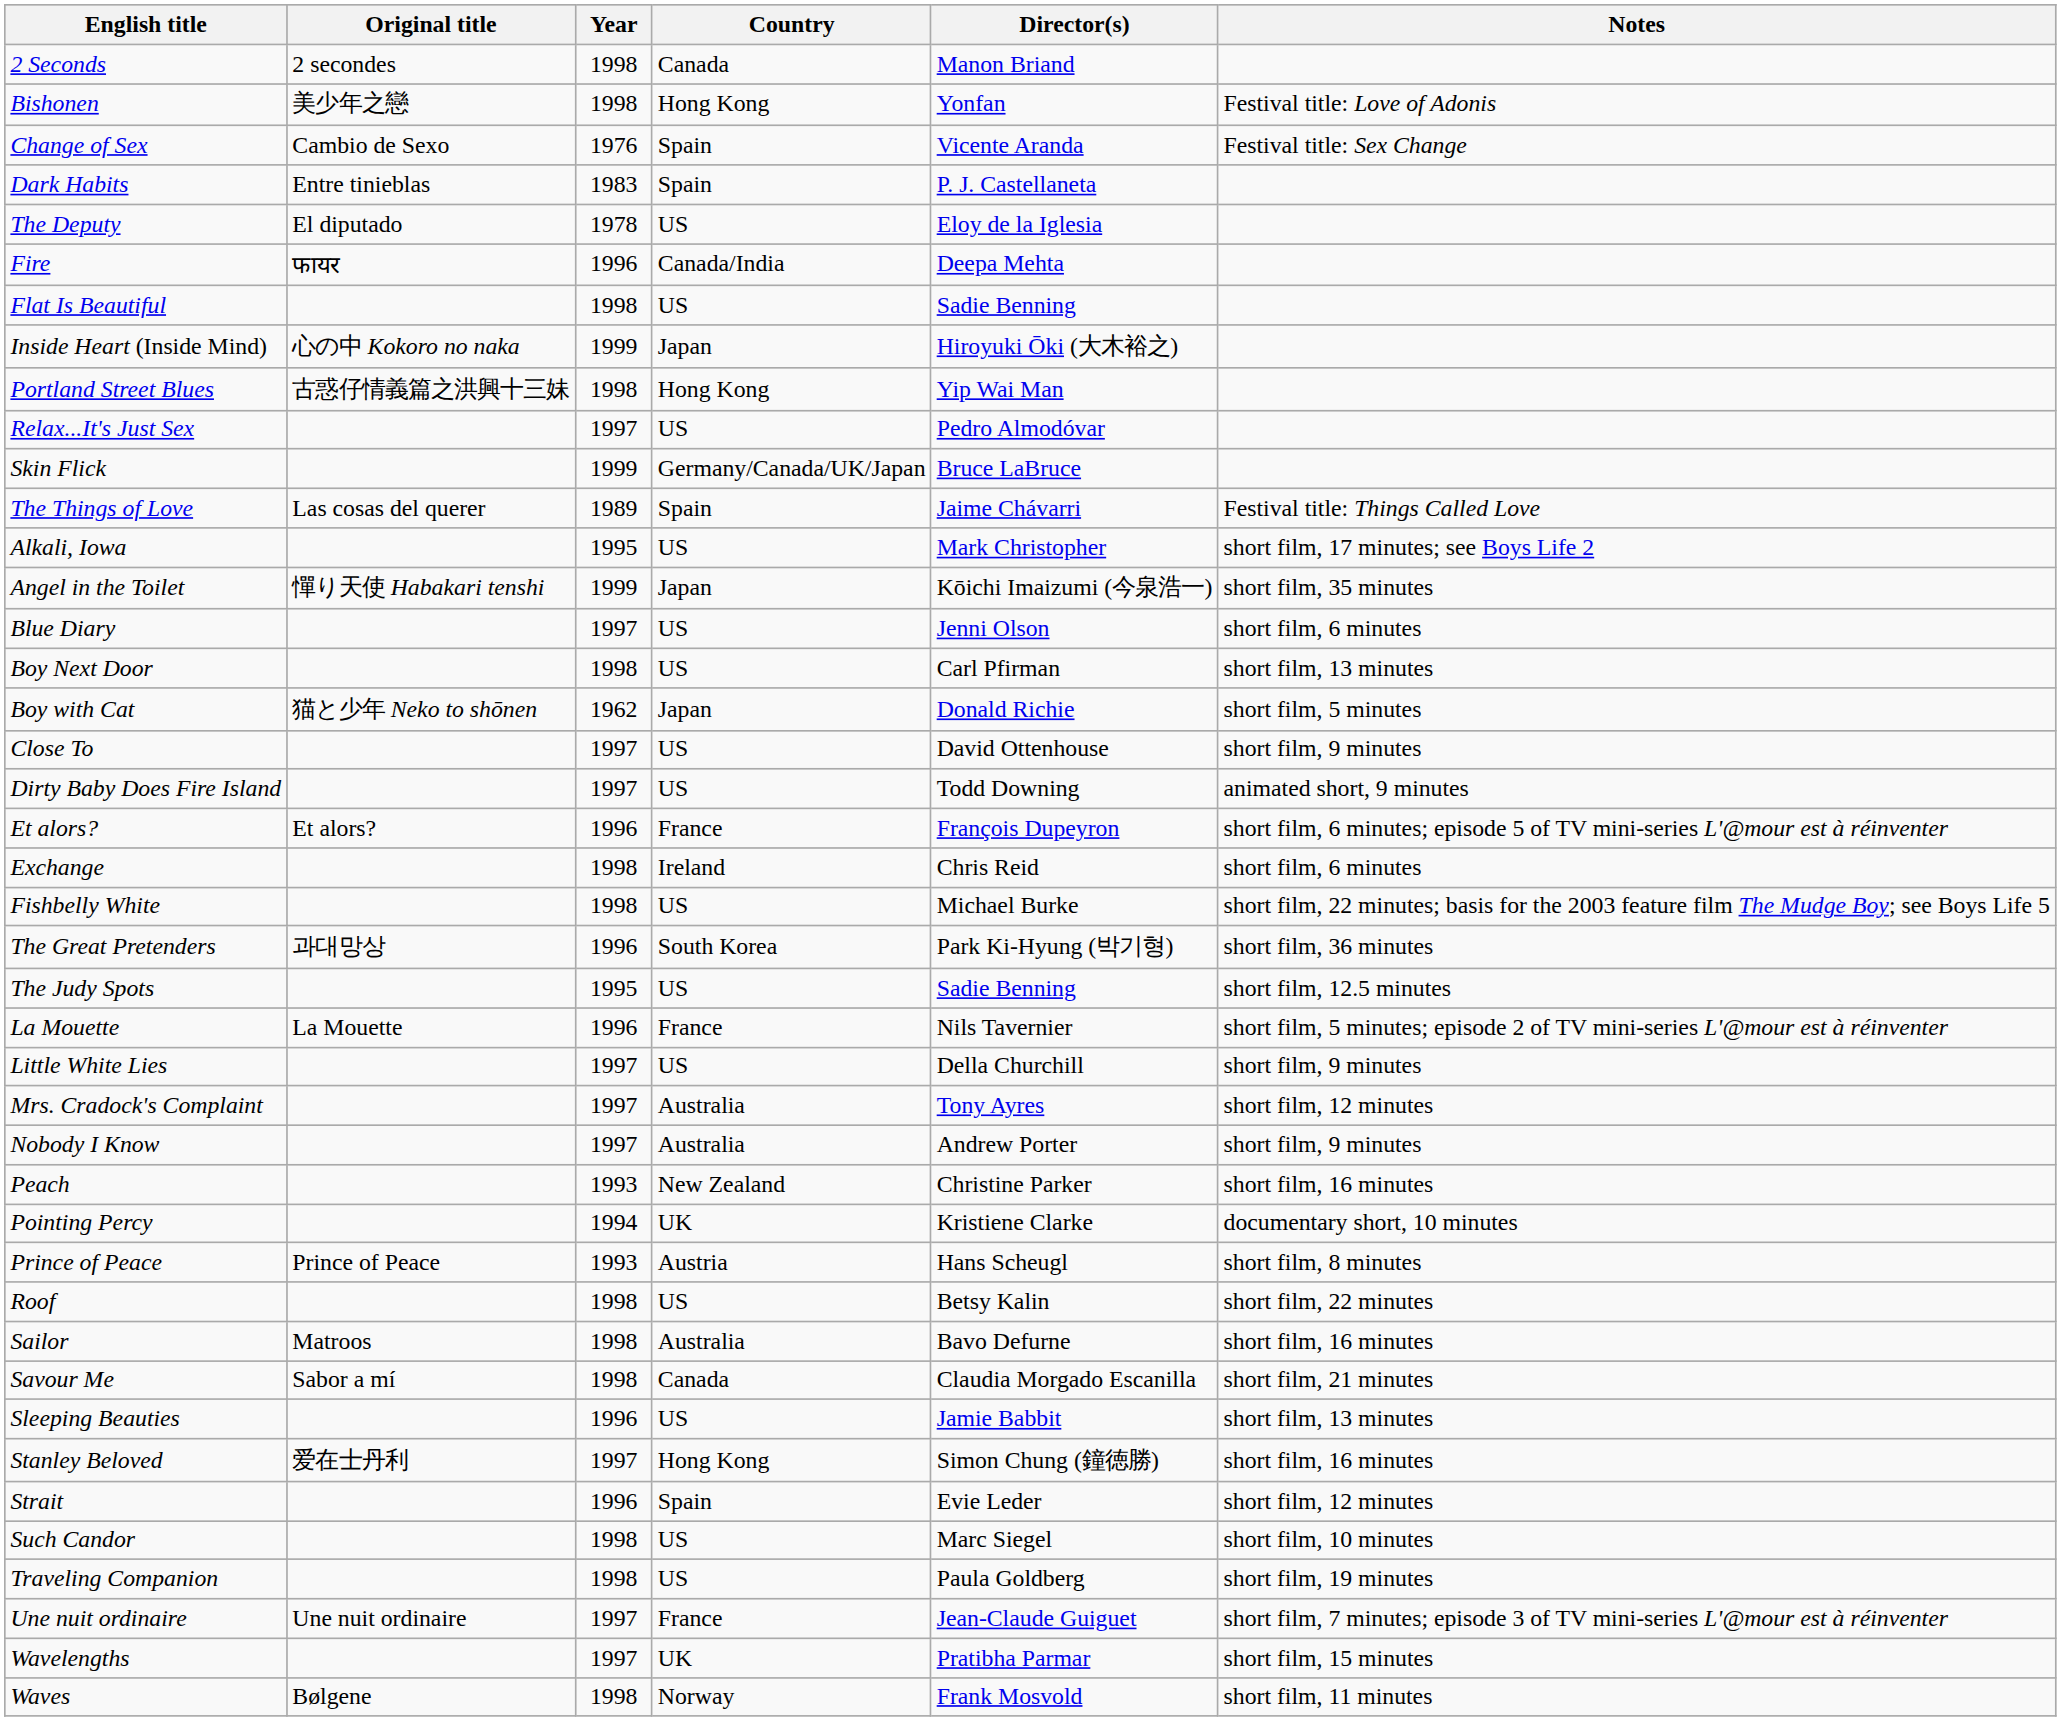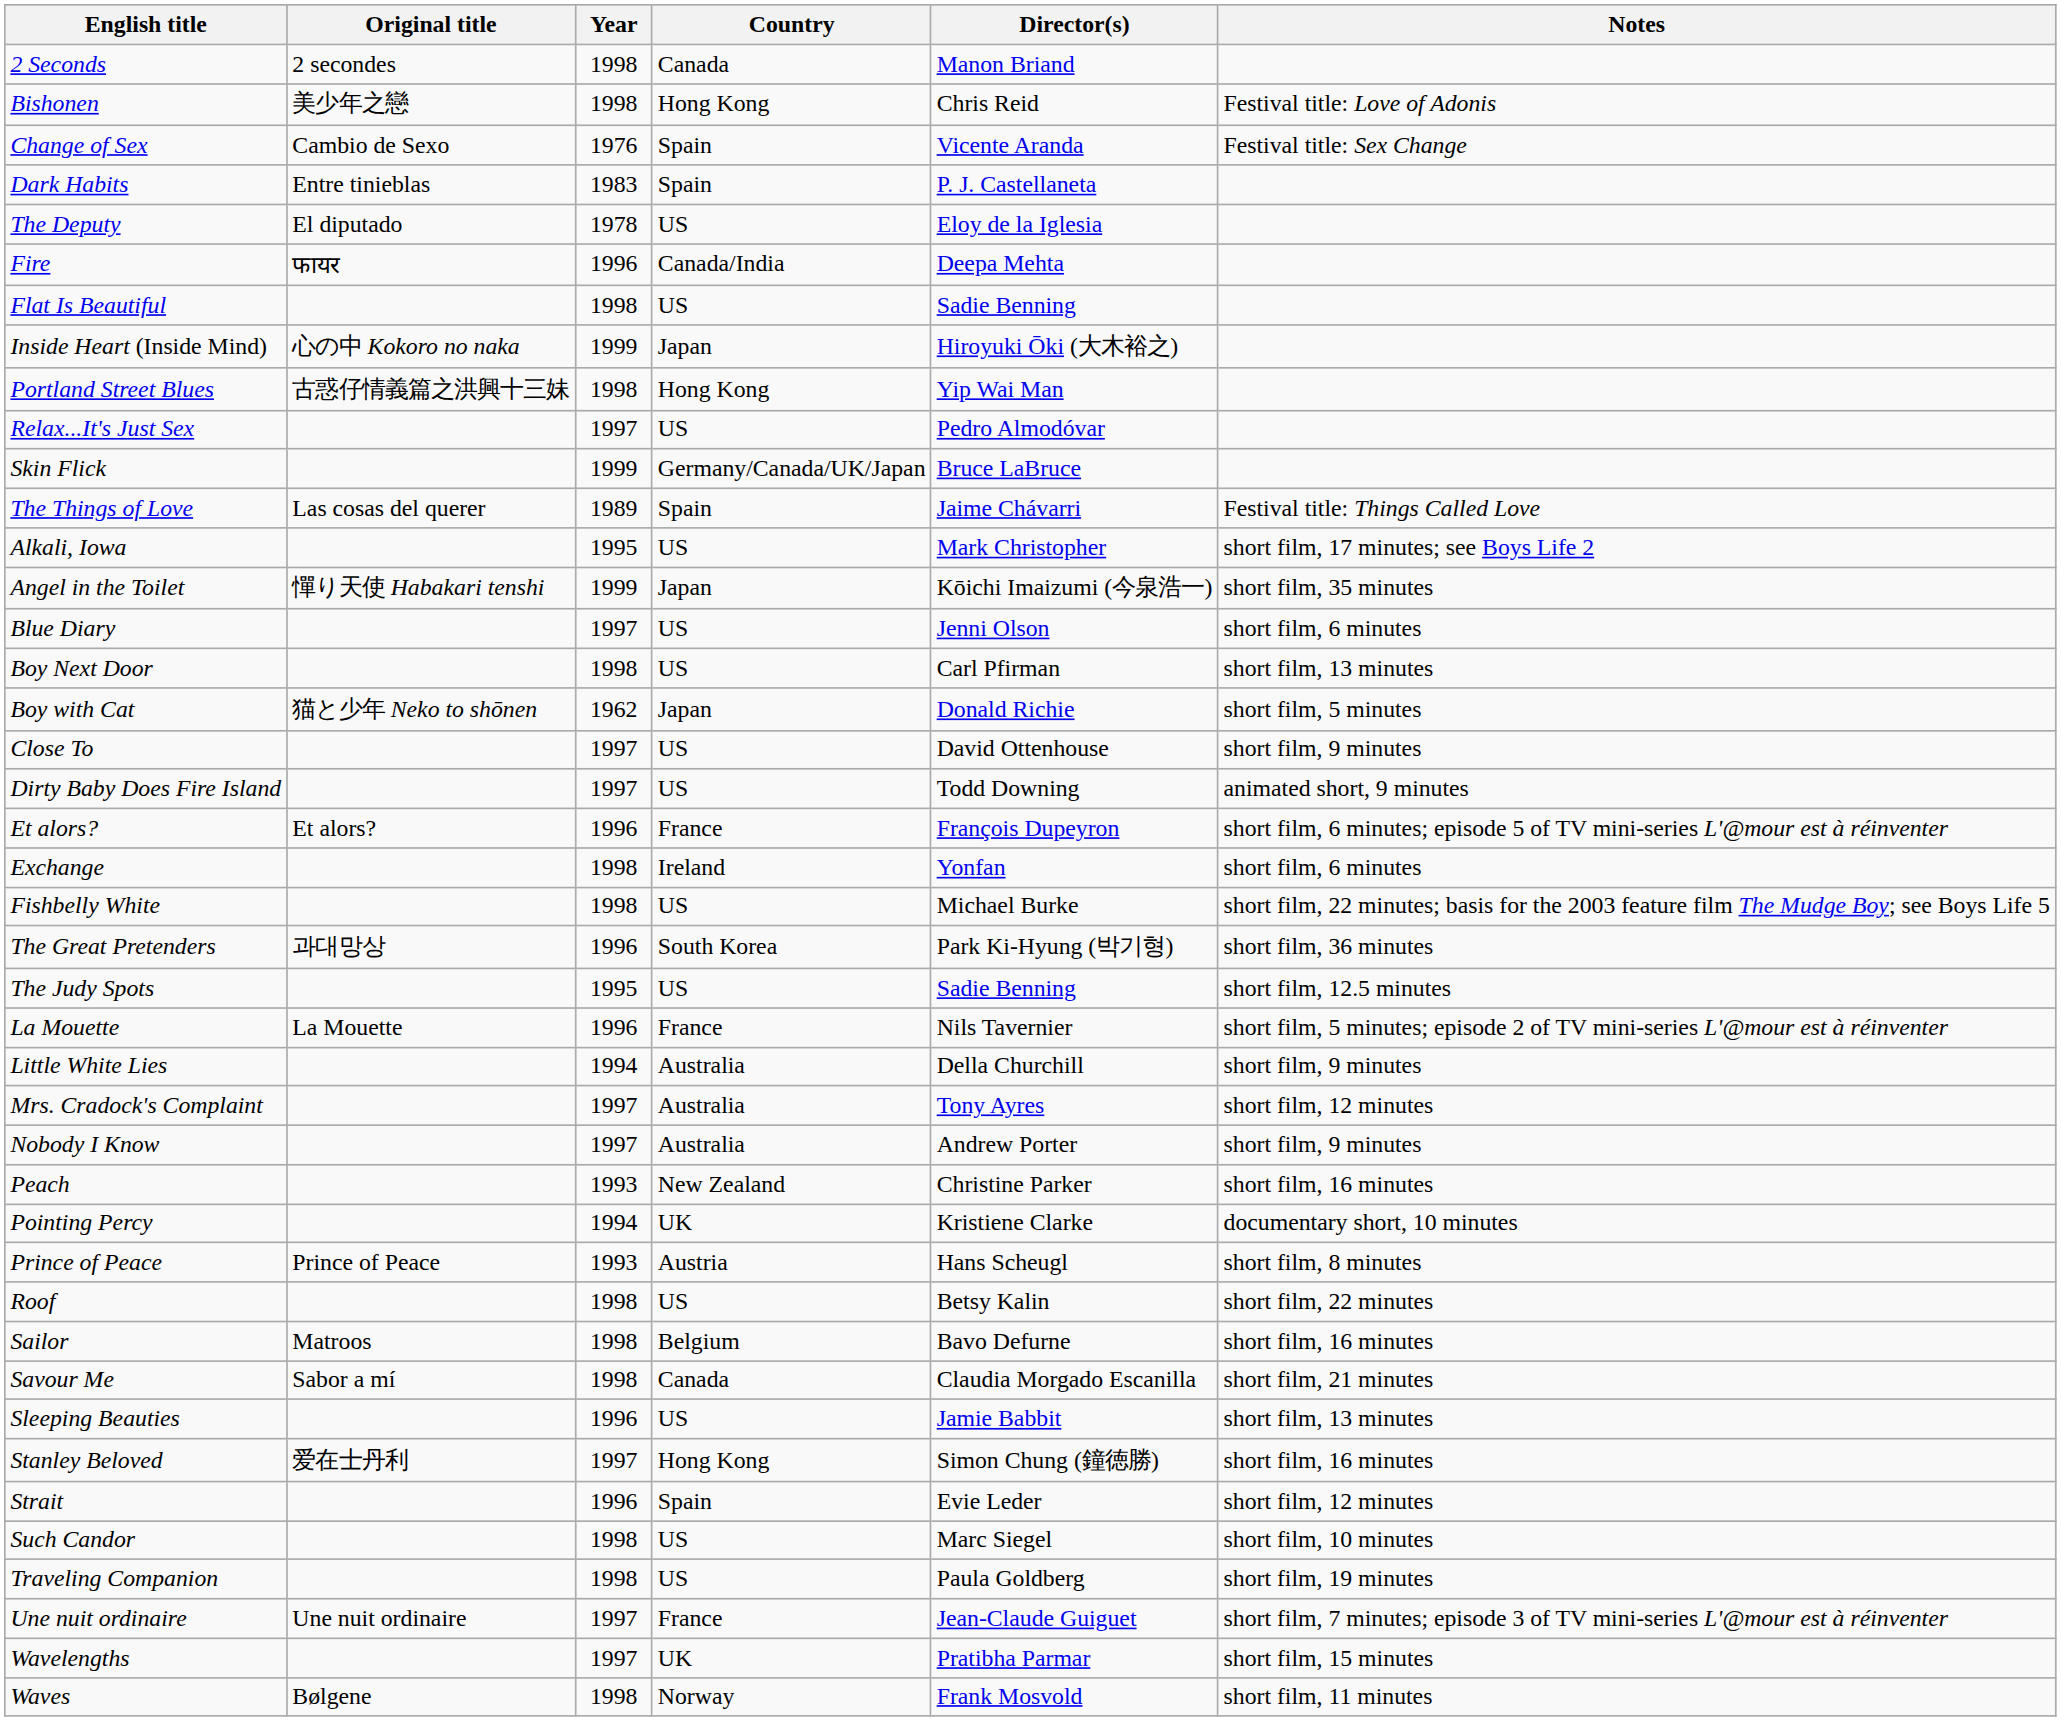(971, 104) Yonfan -> (988, 104) Chris Reid
(988, 867) Chris Reid -> (971, 867) Yonfan
(614, 1066) 1997 -> (614, 1066) 1994
(673, 1066) US -> (701, 1066) Australia
(701, 1340) Australia -> (699, 1340) Belgium
